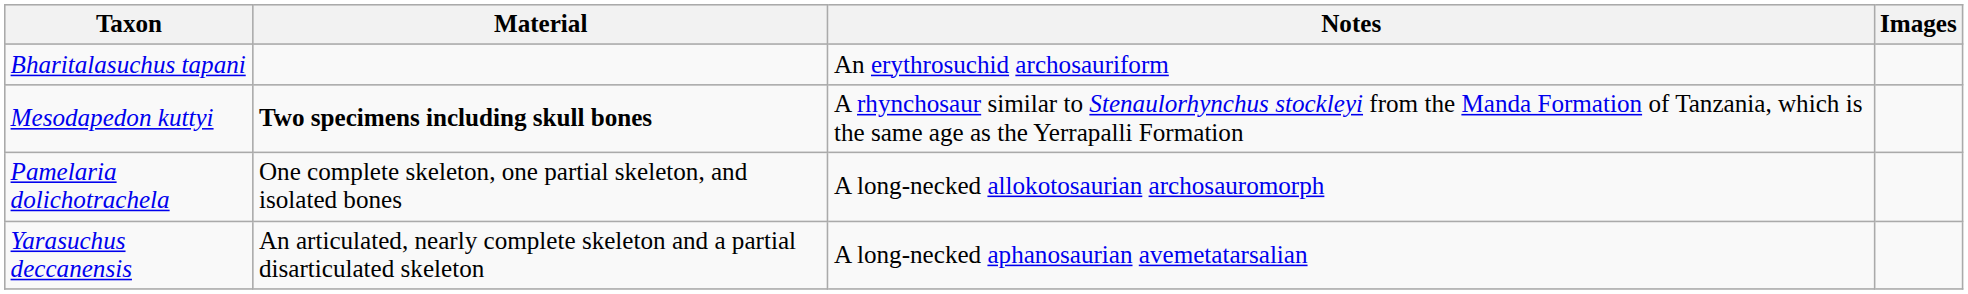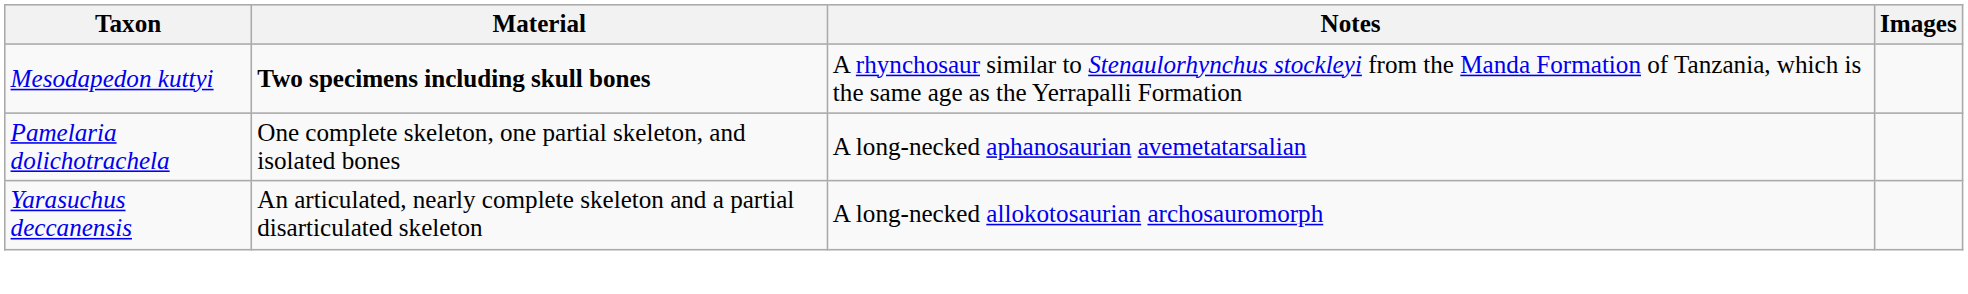- row: (128, 64)
(1079, 186) A long-necked allokotosaurian archosauromorph -> (1070, 146) A long-necked aphanosaurian avemetatarsalian
(1071, 254) A long-necked aphanosaurian avemetatarsalian -> (1078, 214) A long-necked allokotosaurian archosauromorph
